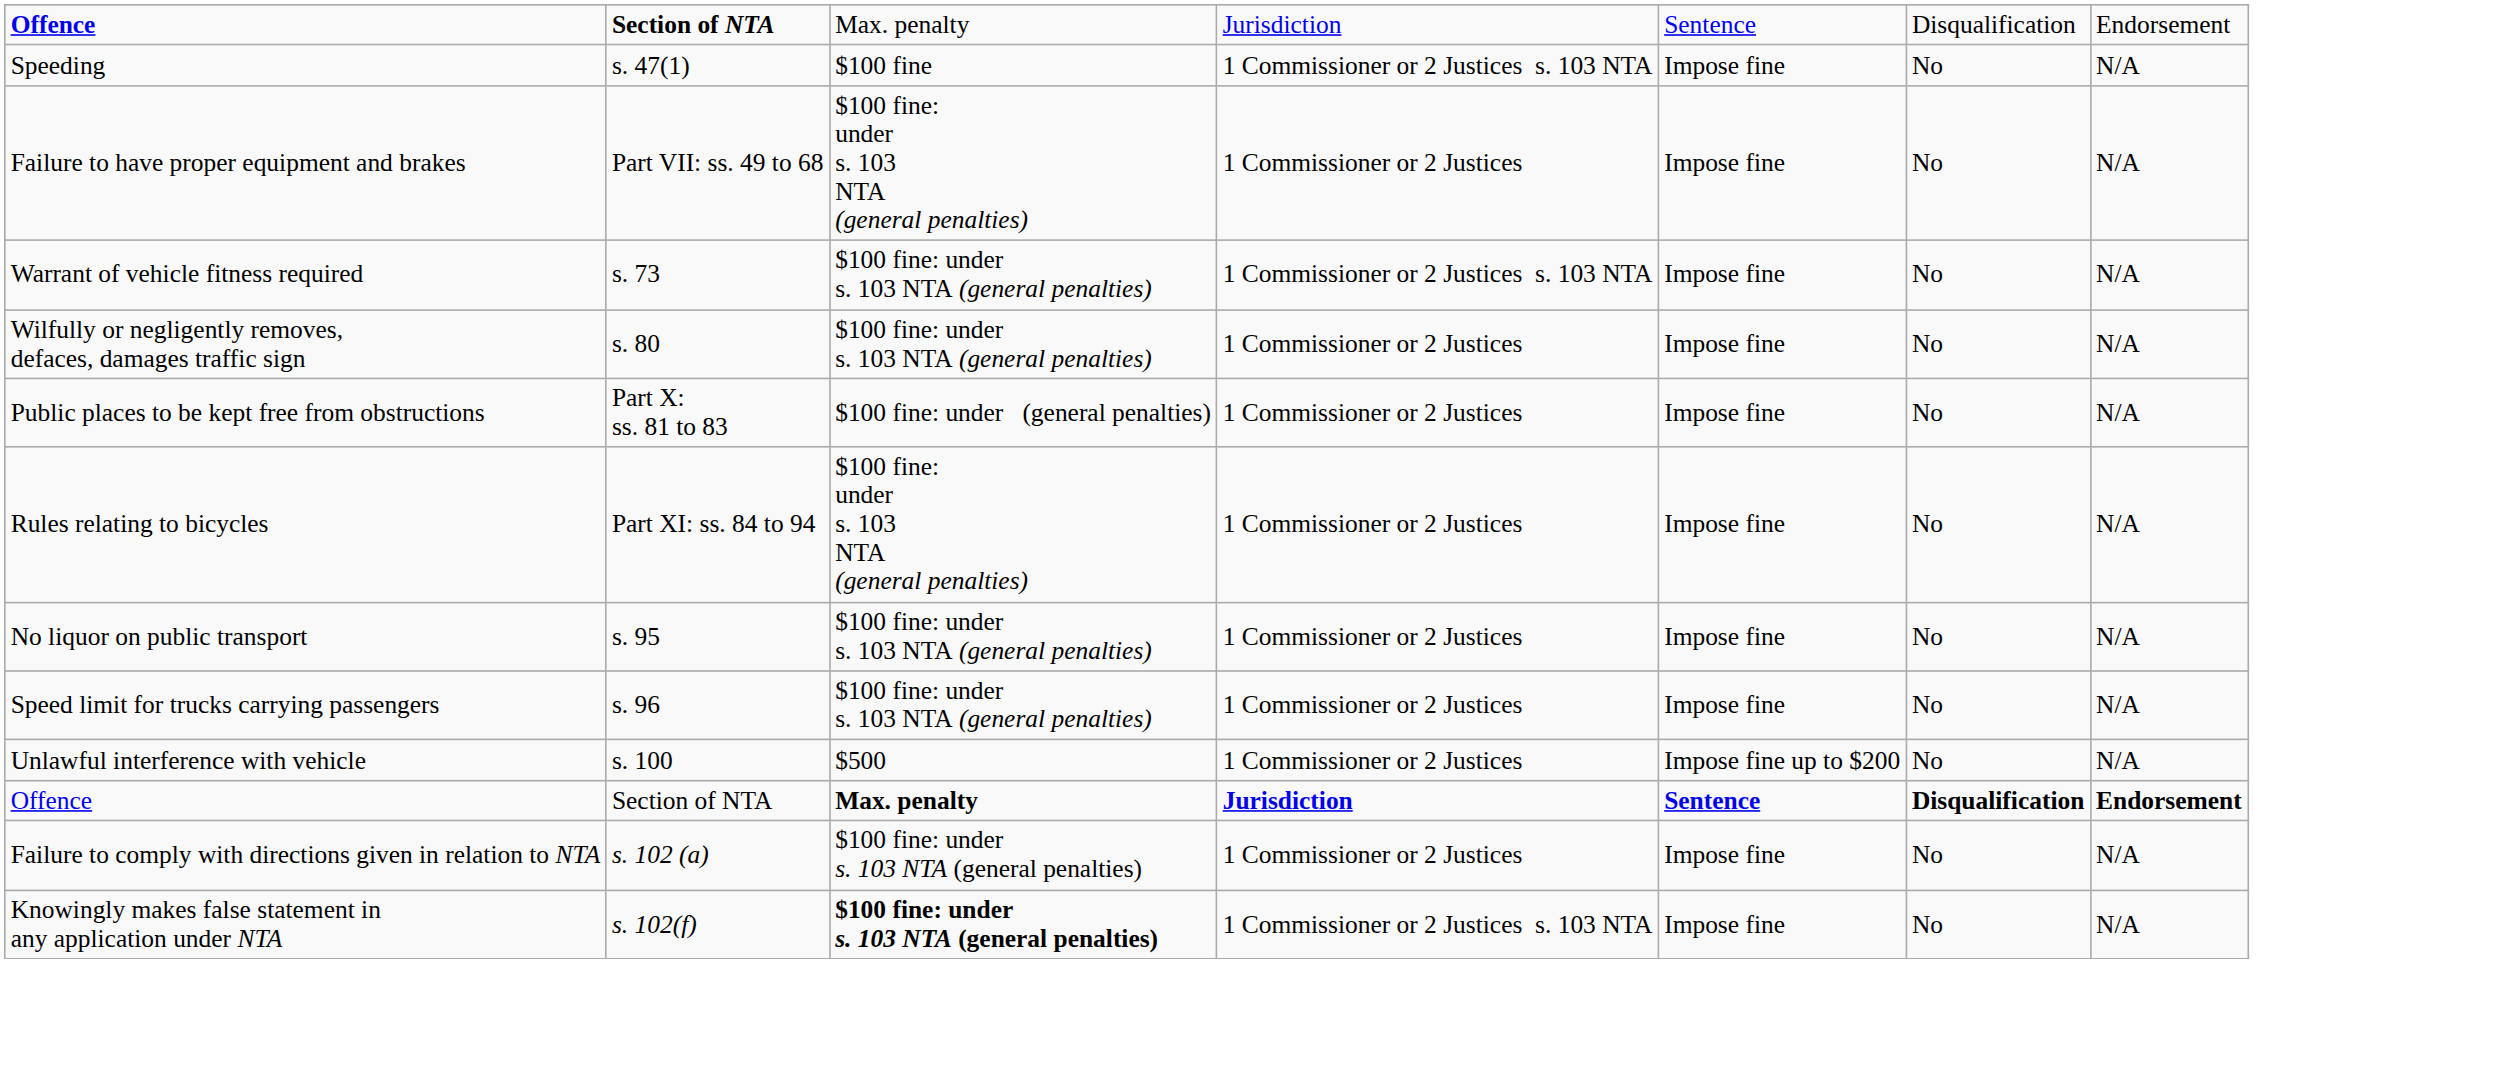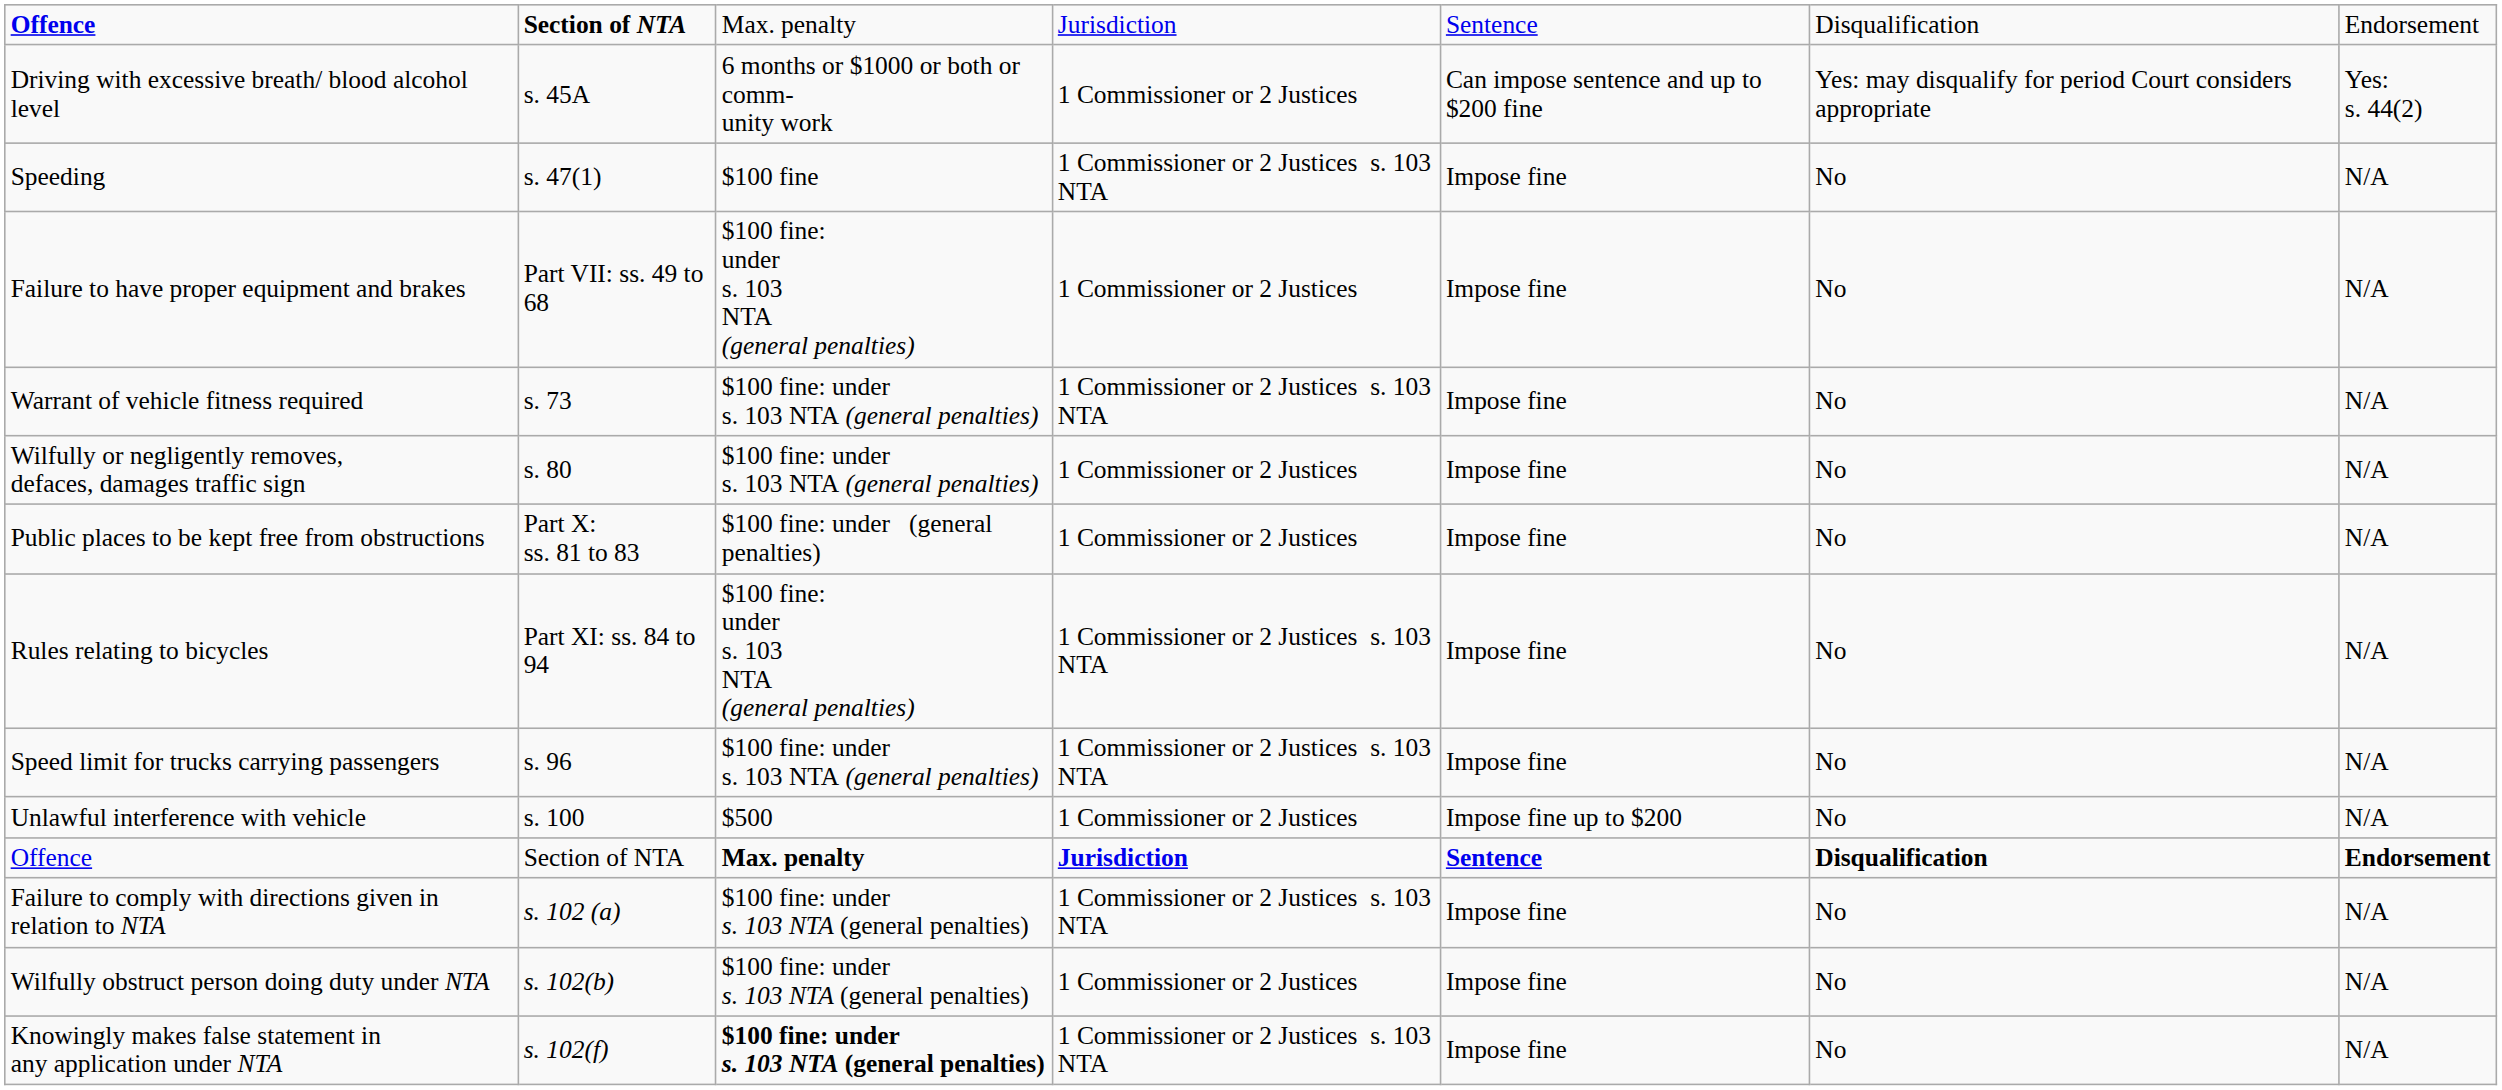+ row: (239, 93)
(1373, 524) 1 Commissioner or 2 Justices -> (1244, 650) 1 Commissioner or 2 Justices s. 103 NTA
- row: (159, 636)
(1373, 705) 1 Commissioner or 2 Justices -> (1244, 762) 1 Commissioner or 2 Justices s. 103 NTA
(1373, 854) 1 Commissioner or 2 Justices -> (1244, 912) 1 Commissioner or 2 Justices s. 103 NTA
+ row: (250, 981)
